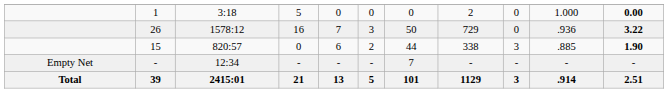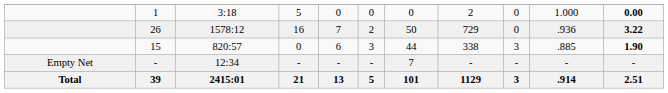(371, 29) 3 -> (371, 29) 2
(371, 46) 2 -> (371, 46) 3
